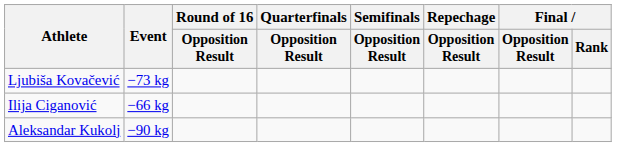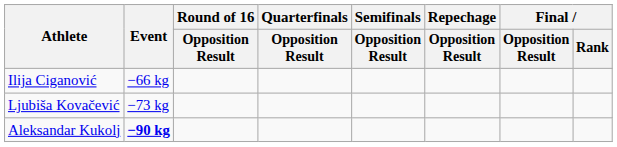rows swapped: (52, 105) <-> (64, 81)
(148, 130) normal -> (149, 130) bold
